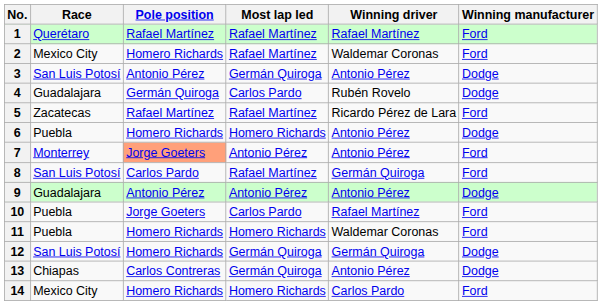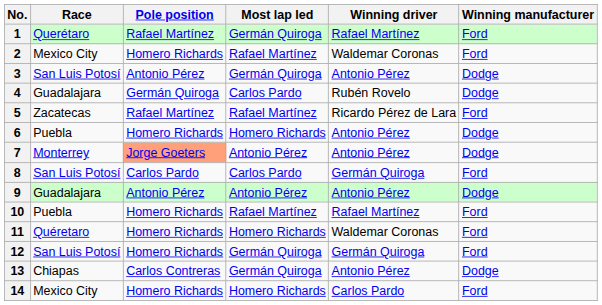(273, 34) Rafael Martínez -> (275, 34) Germán Quiroga
(475, 153) Ford -> (480, 153) Dodge
(273, 172) Rafael Martínez -> (265, 172) Carlos Pardo
(166, 212) Jorge Goeters -> (175, 212) Homero Richards
(265, 212) Carlos Pardo -> (273, 212) Rafael Martínez
(53, 232) Puebla -> (61, 232) Quéretaro
(480, 251) Dodge -> (475, 251) Ford
